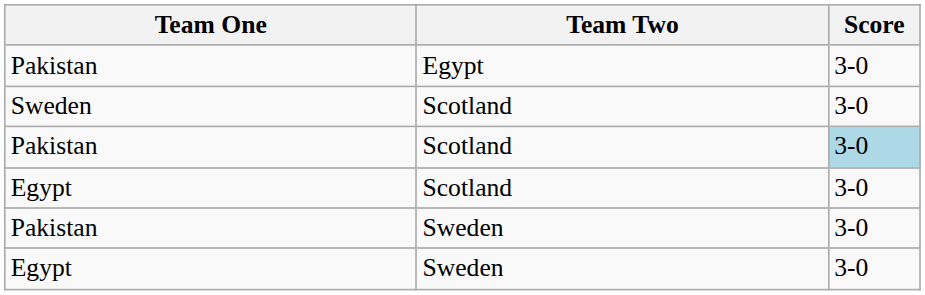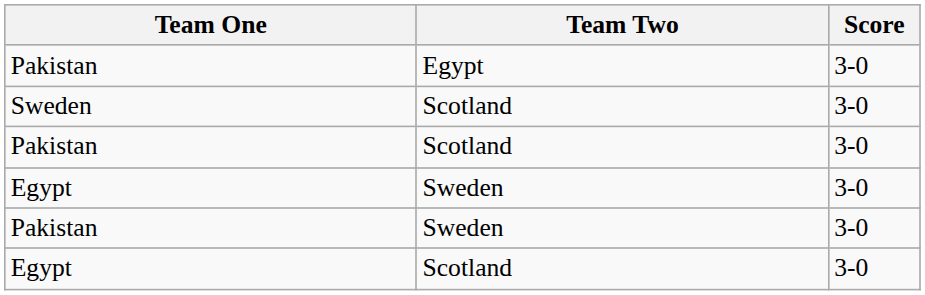(851, 146) lightblue background -> (851, 146) no background
rows swapped: (41, 268) <-> (41, 187)
